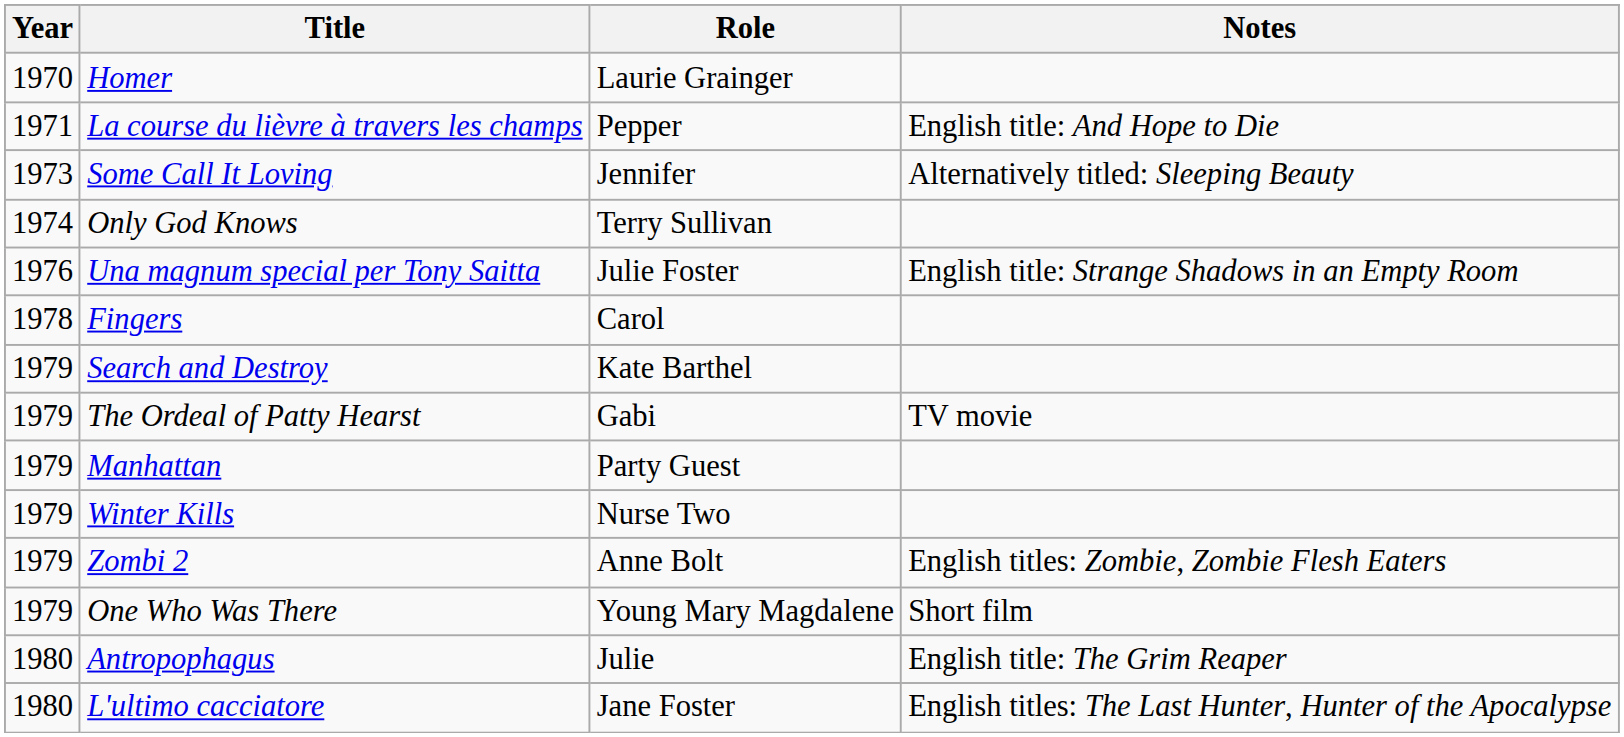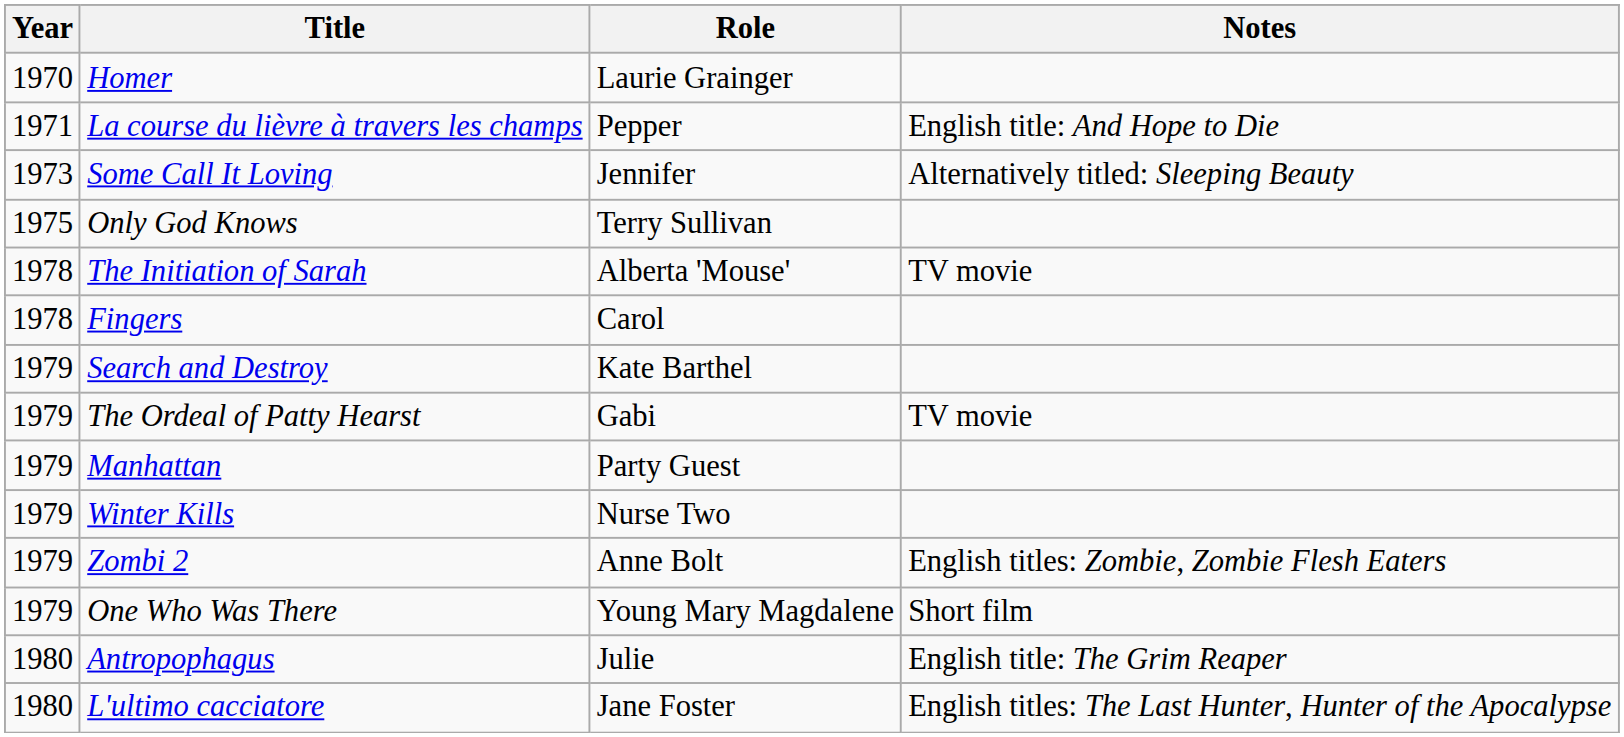(43, 222) 1974 -> (43, 222) 1975
- row: (314, 271)
+ row: (227, 271)
